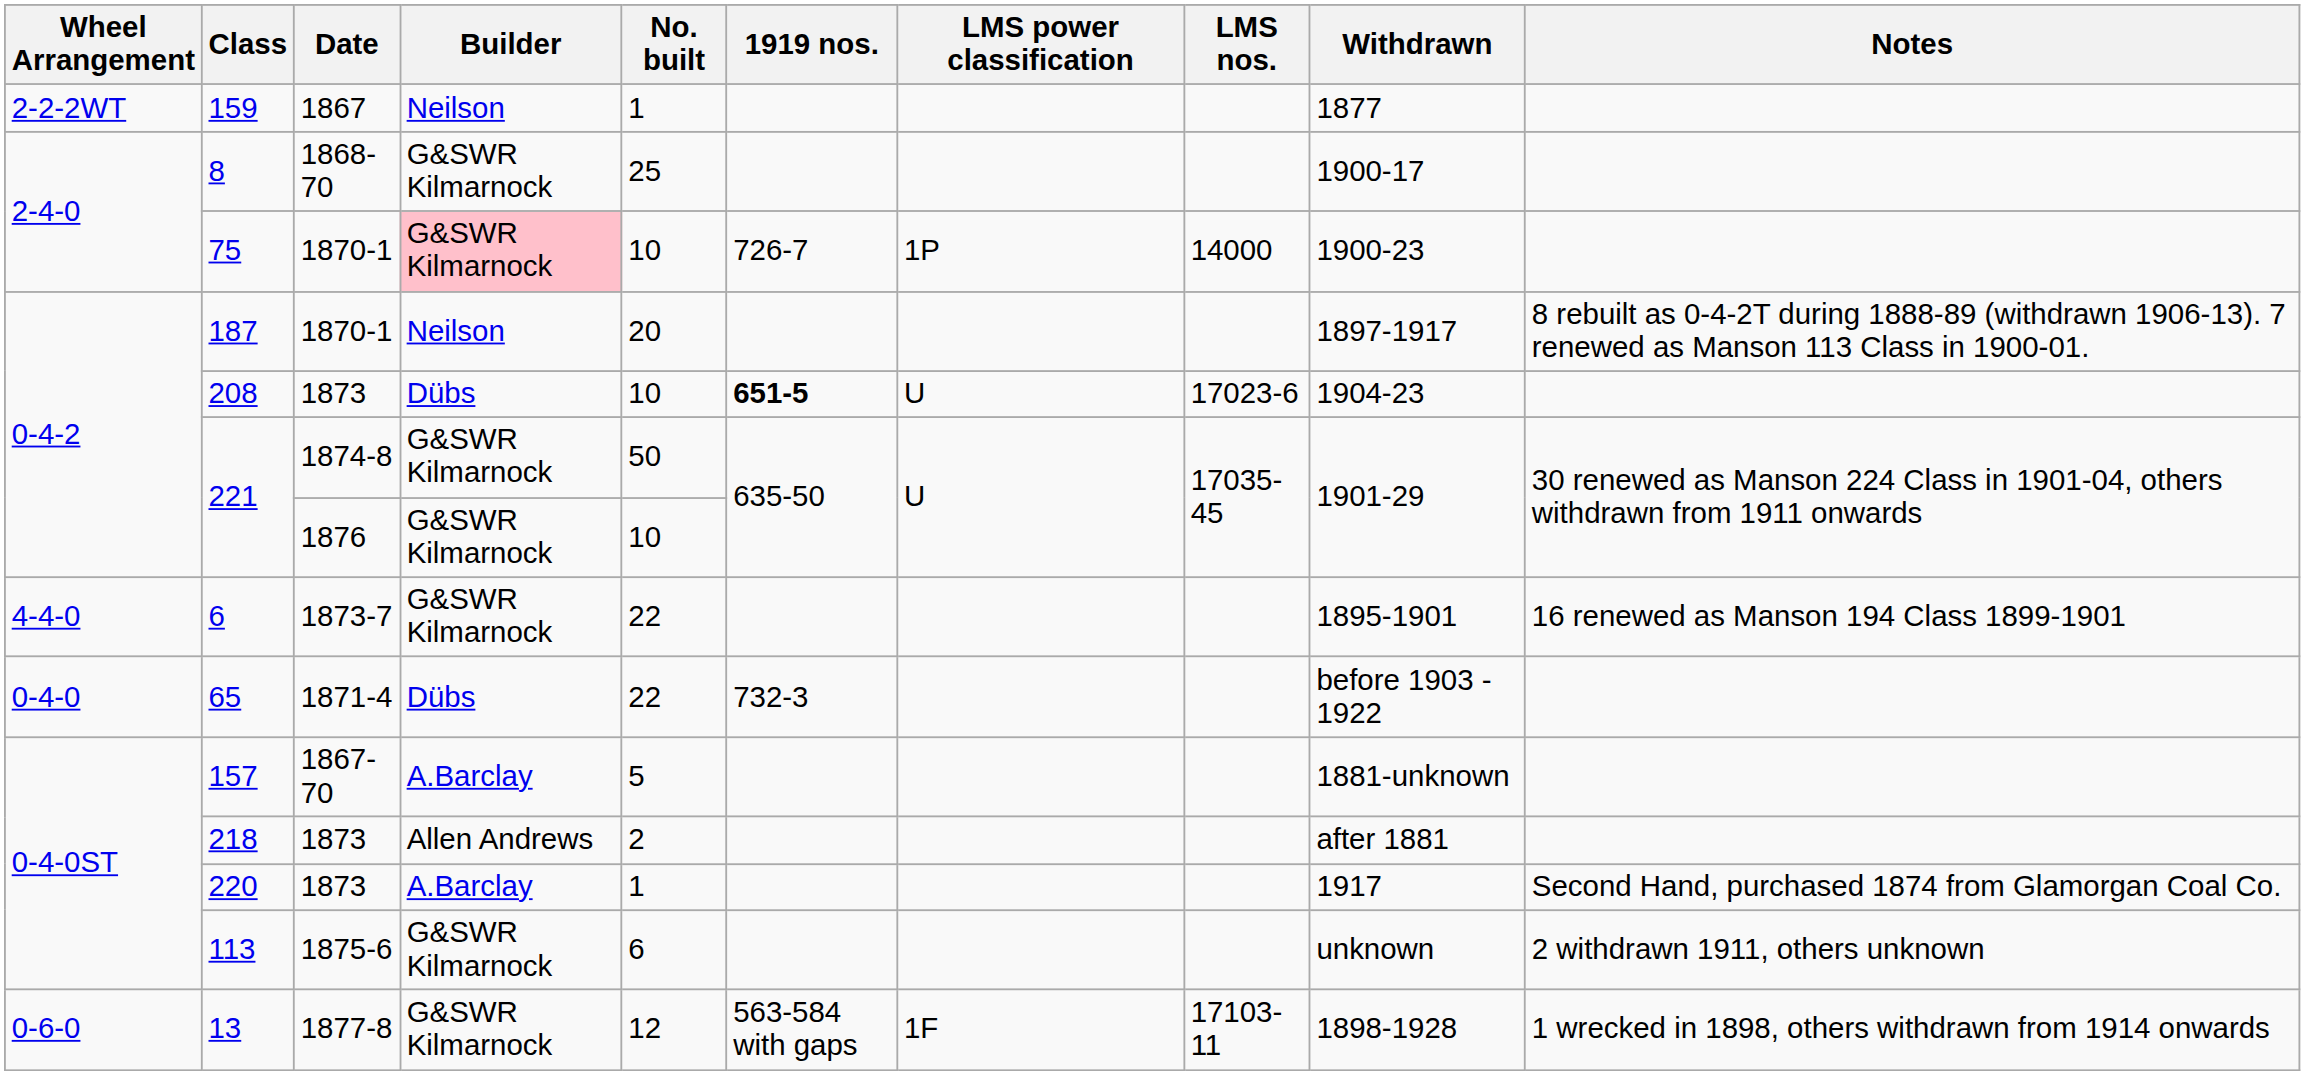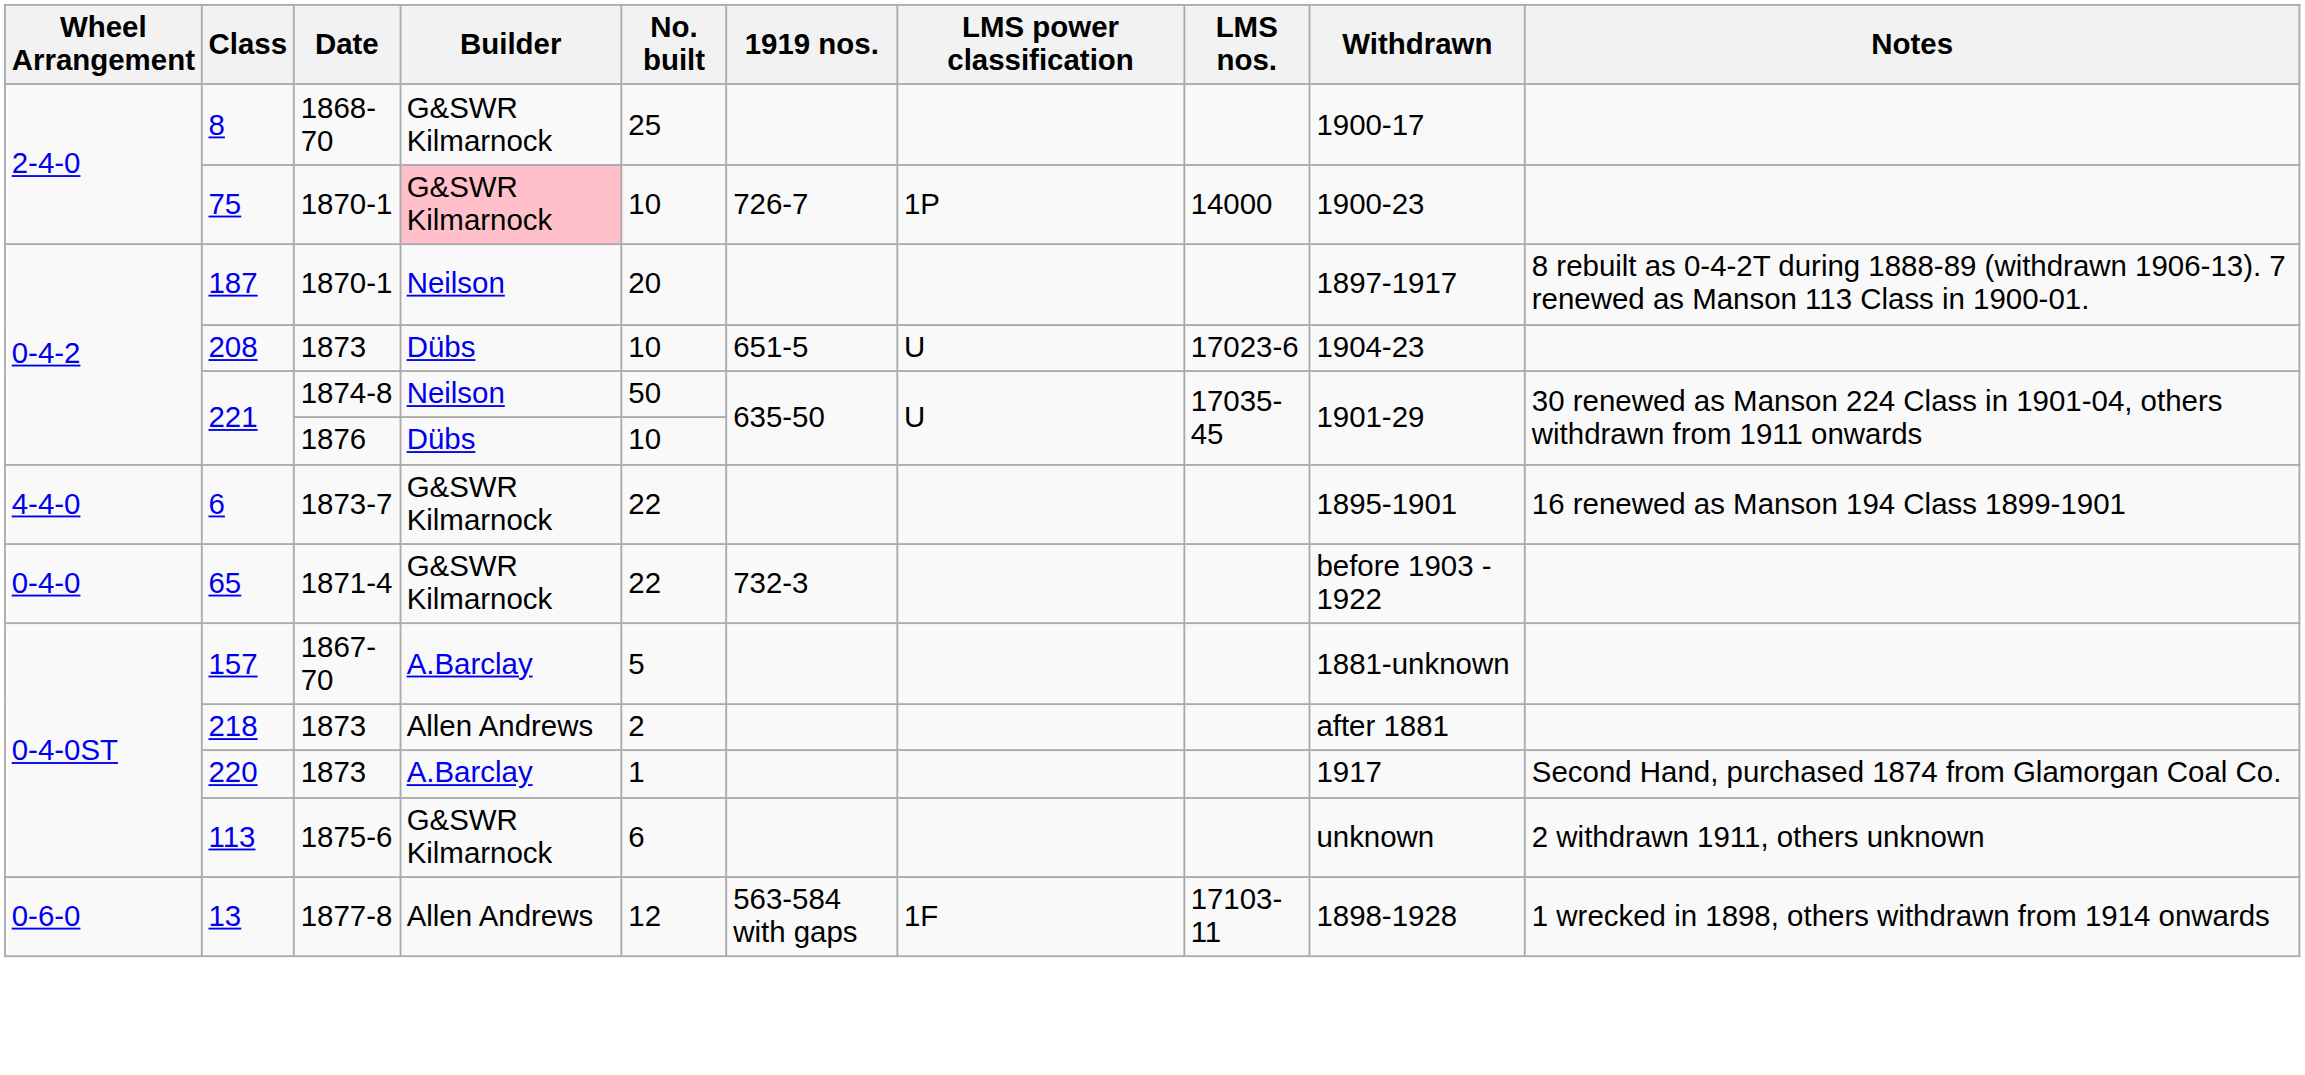- row: (233, 107)
(771, 393) bold -> (771, 347) normal
(479, 457) G&SWR Kilmarnock -> (456, 393) Neilson
(479, 536) G&SWR Kilmarnock -> (441, 440) Dübs
(441, 696) Dübs -> (479, 583) G&SWR Kilmarnock
(479, 1029) G&SWR Kilmarnock -> (500, 916) Allen Andrews
